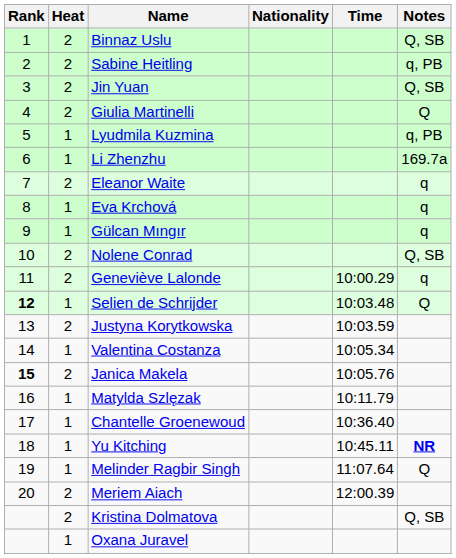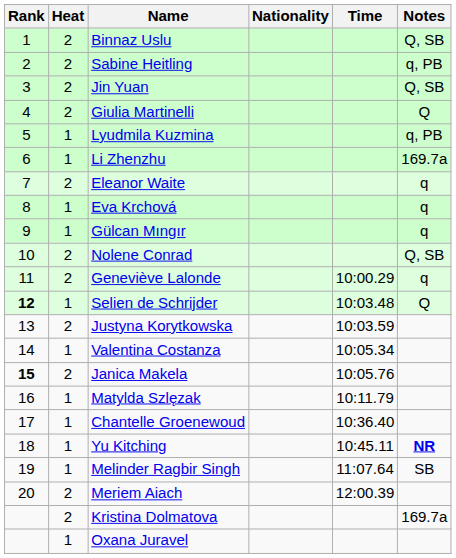(424, 469) Q -> (424, 469) SB
(424, 517) Q, SB -> (424, 517) 169.7a
